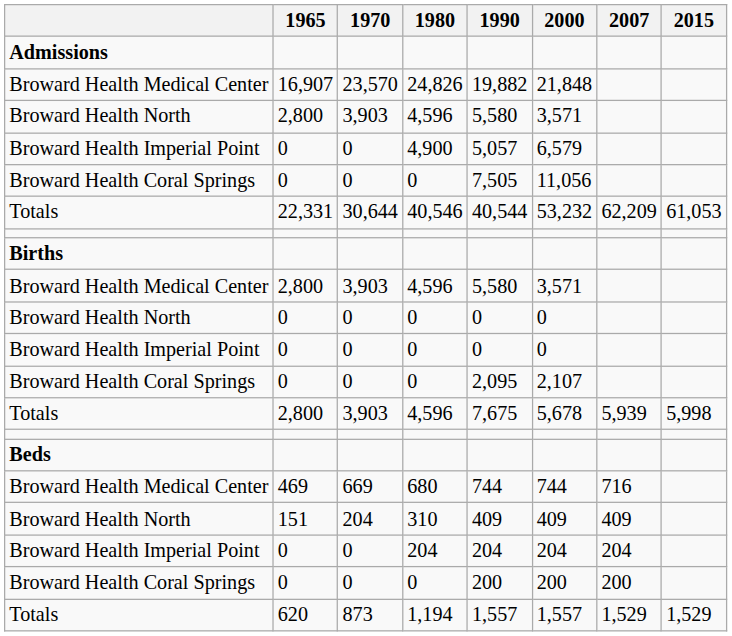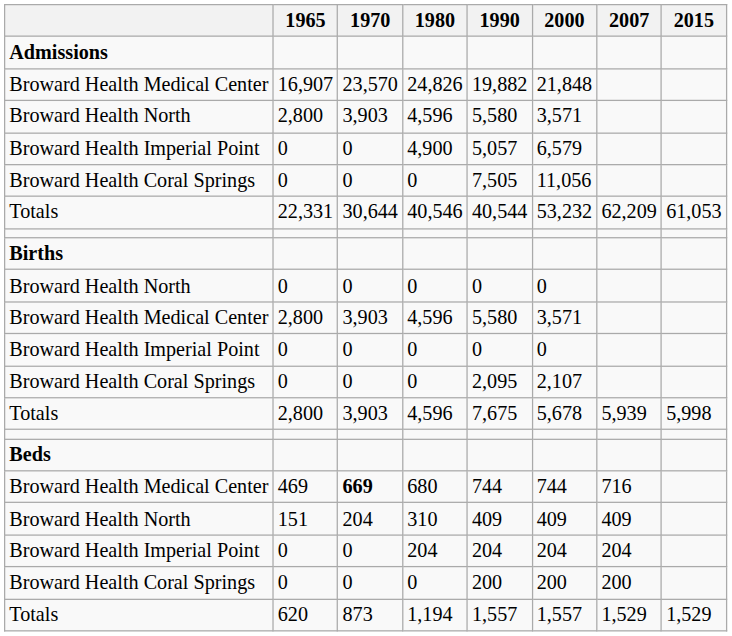rows swapped: (139, 285) <-> (100, 317)
(358, 486) normal -> (358, 486) bold
